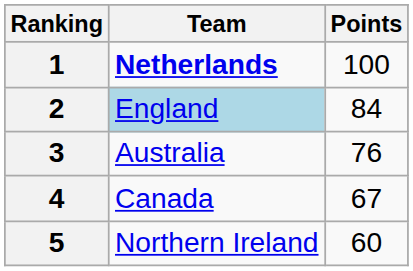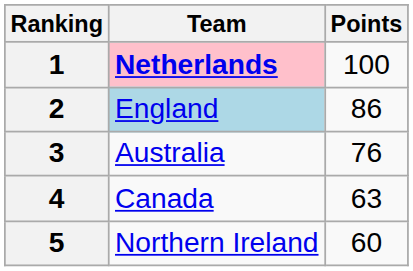(196, 64) no background -> (196, 64) pink background
(366, 108) 84 -> (366, 108) 86
(366, 198) 67 -> (366, 198) 63
